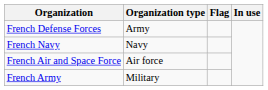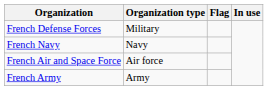(138, 28) Army -> (142, 28) Military
(142, 77) Military -> (138, 77) Army
